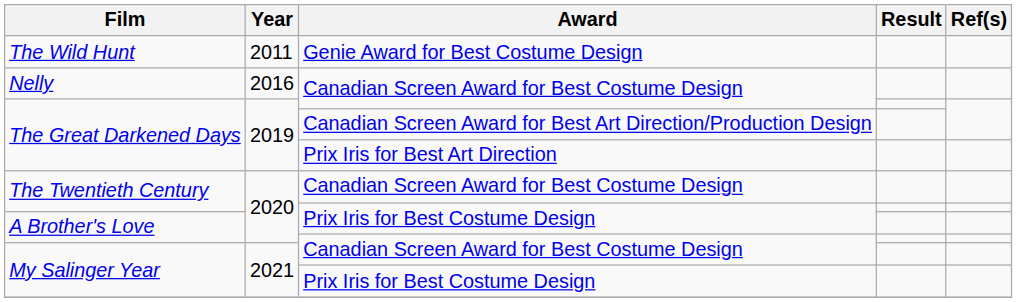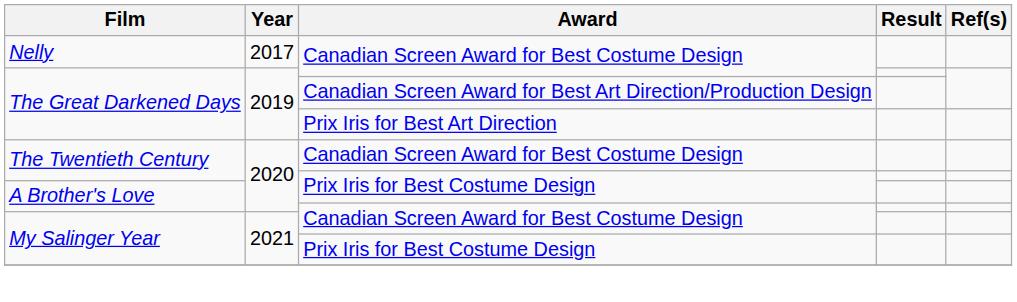- row: (72, 51)
(272, 83) 2016 -> (272, 51) 2017
